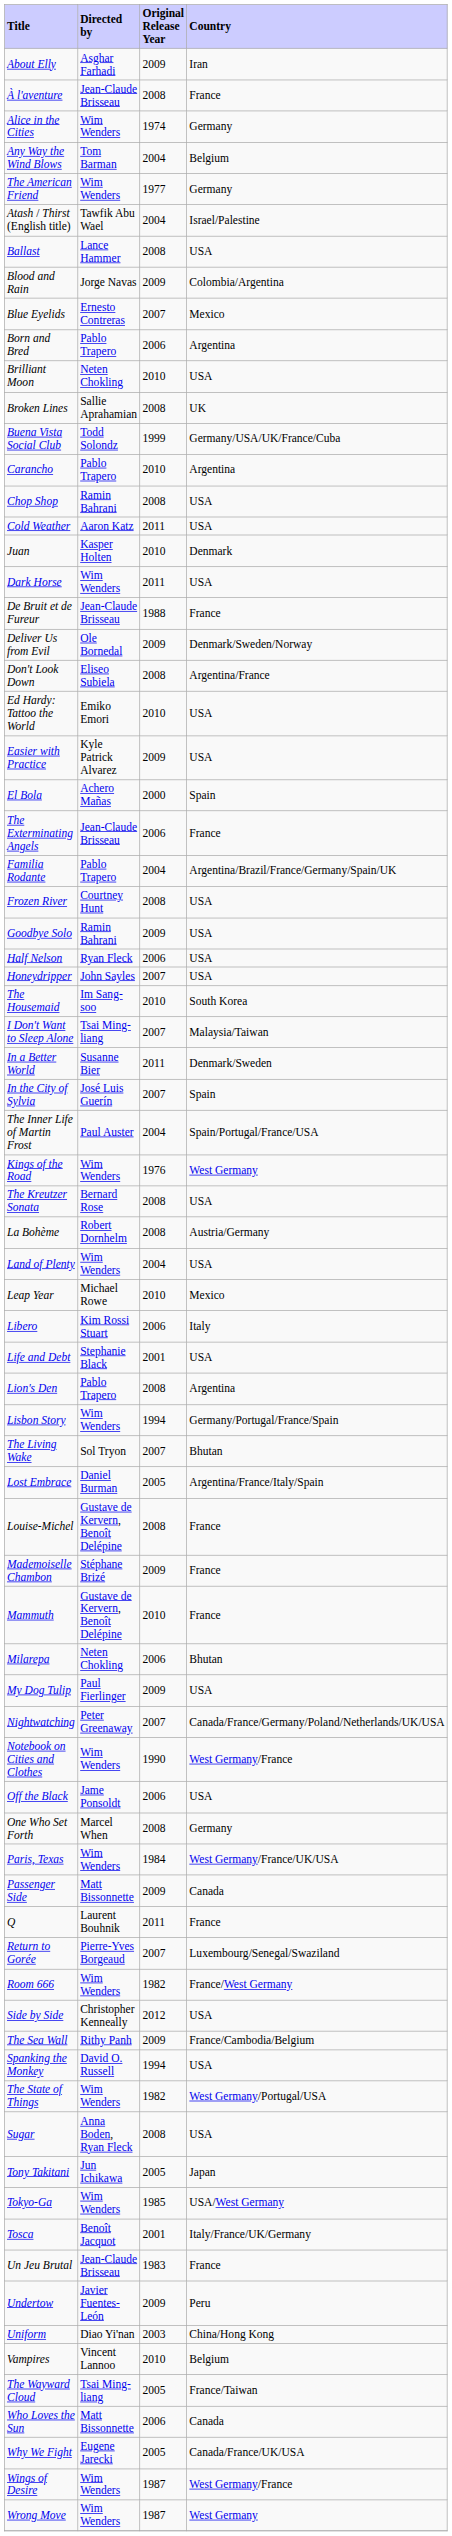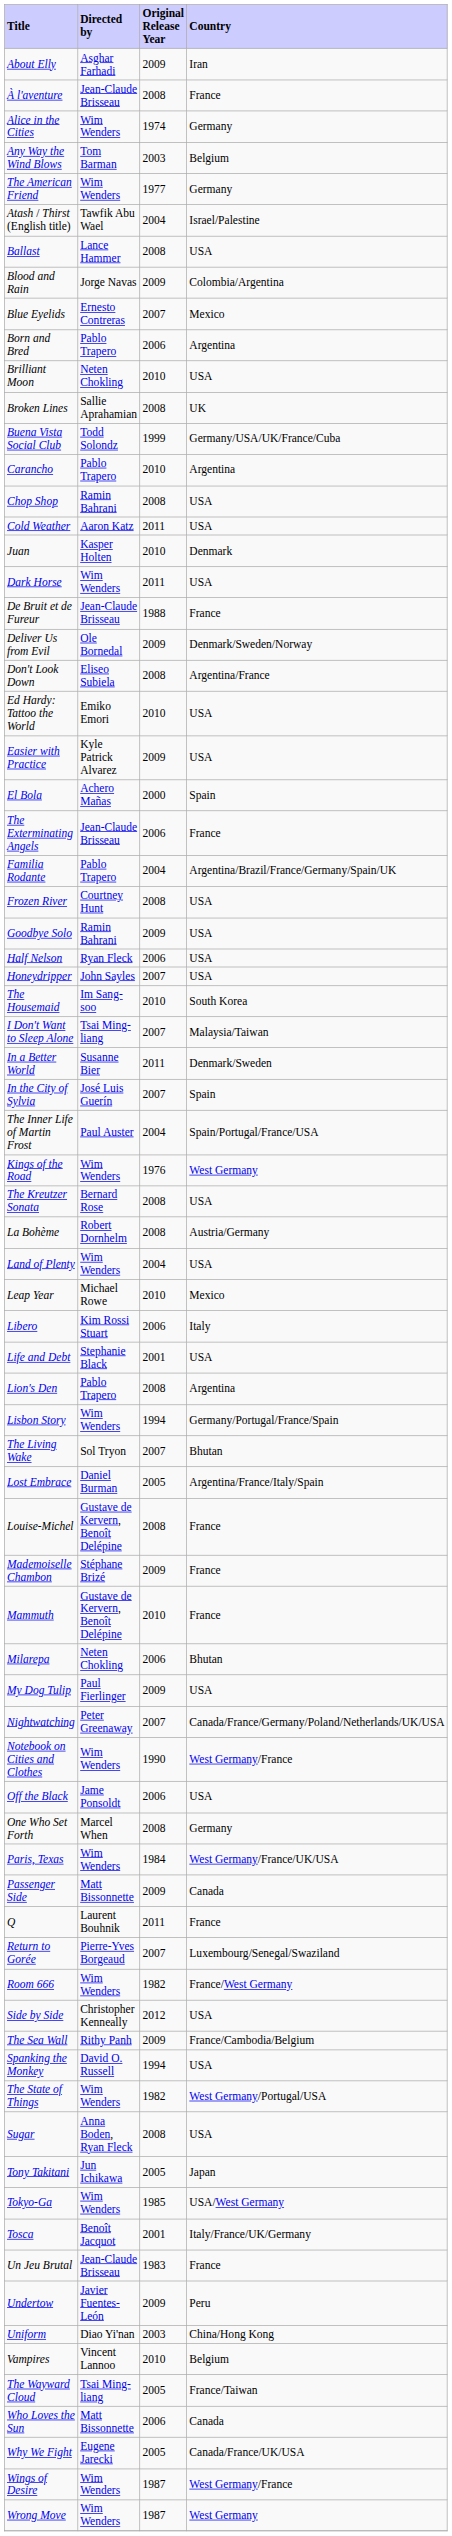(154, 157) 2004 -> (154, 157) 2003
